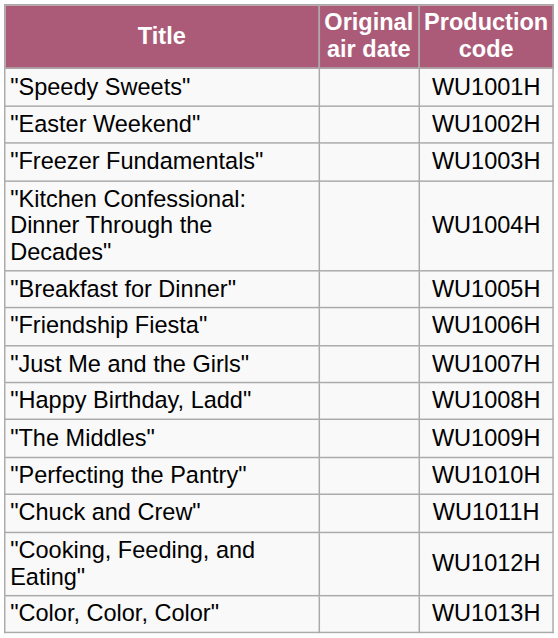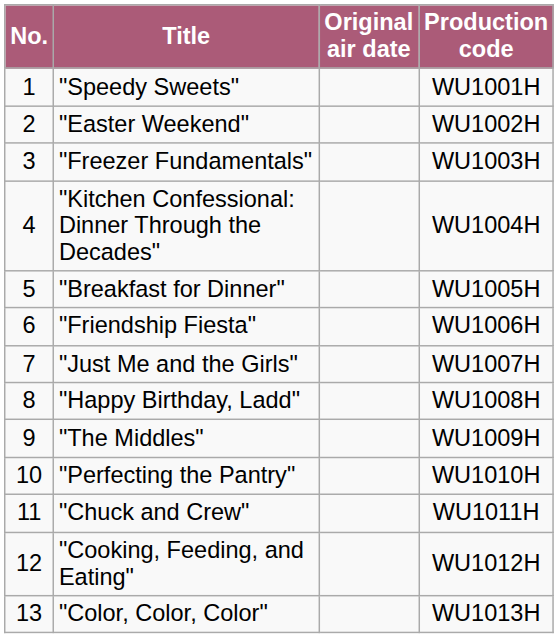+ column: (29, 36)
